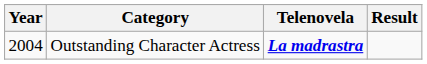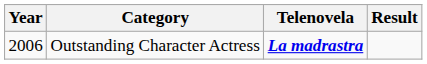(26, 45) 2004 -> (26, 45) 2006
